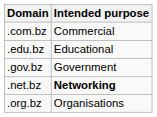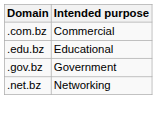(85, 85) bold -> (82, 85) normal
- row: (24, 103)
